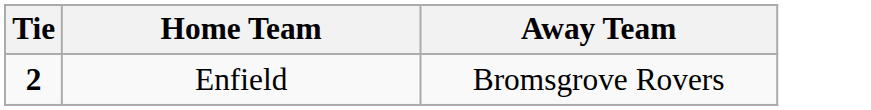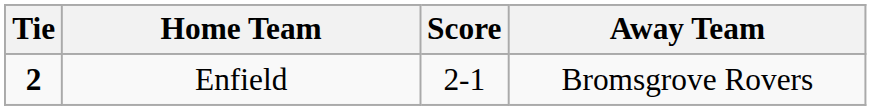+ column: (464, 29)
